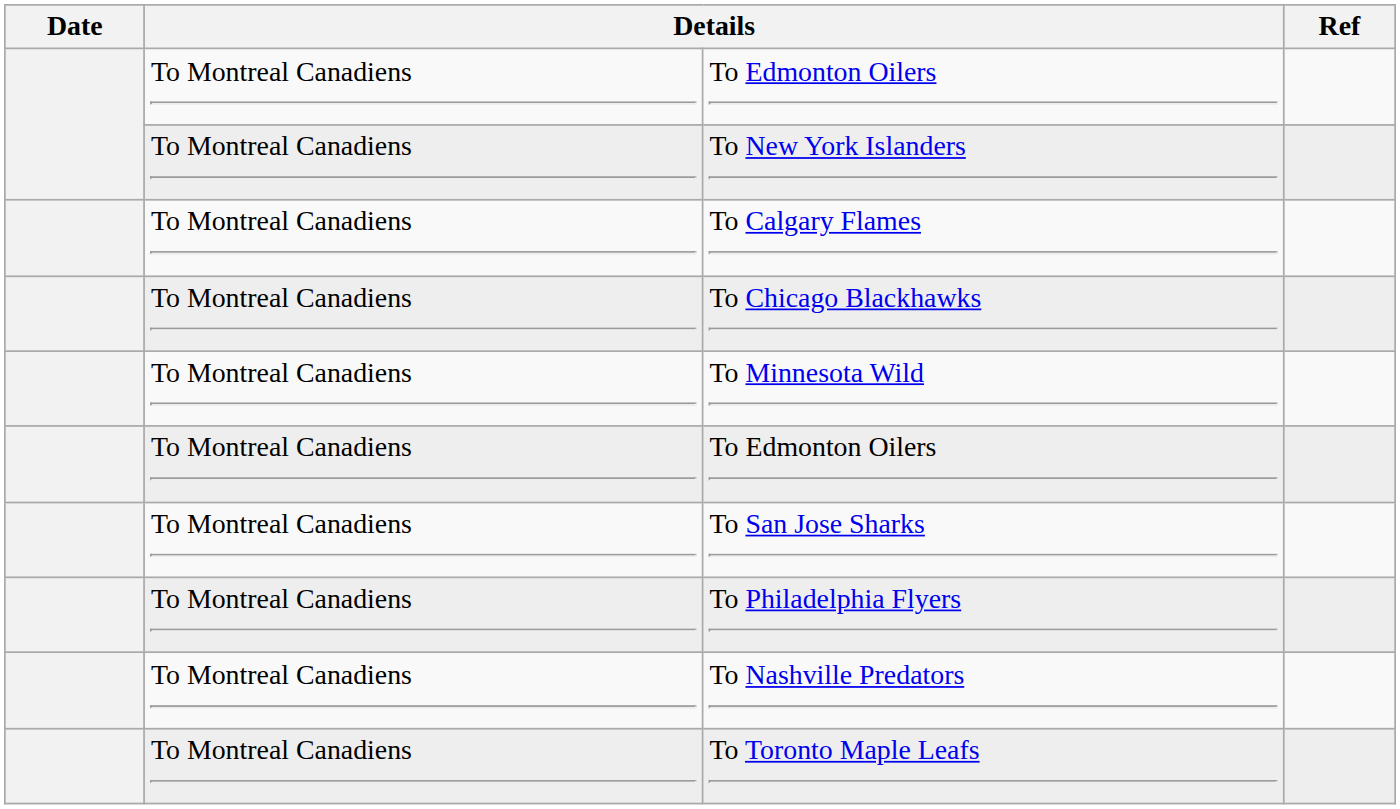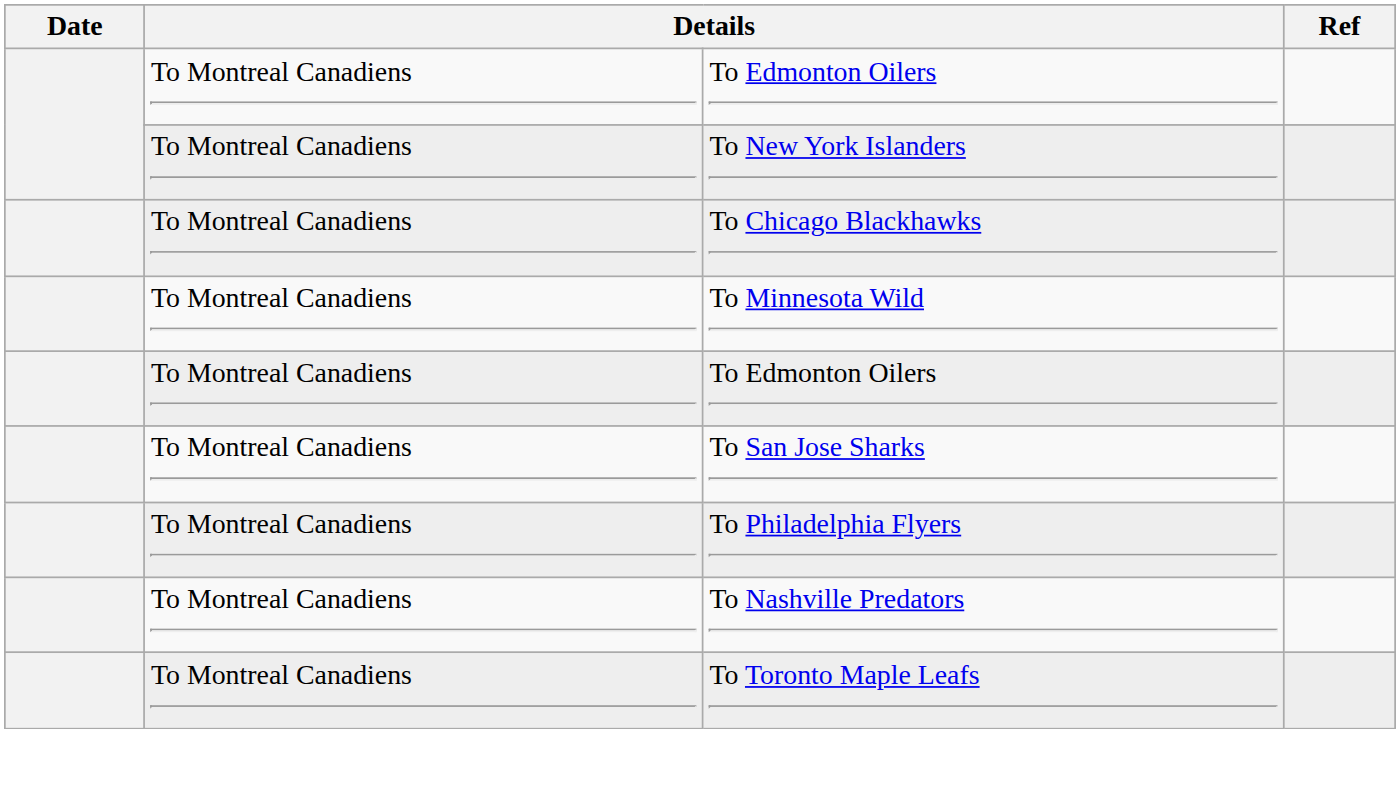- row: (75, 238)
